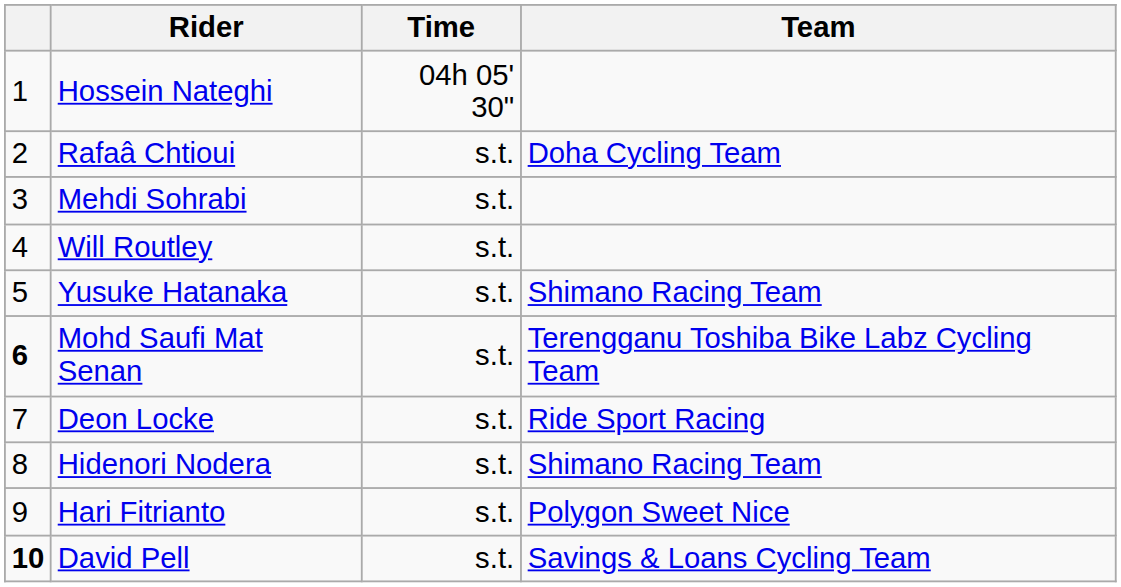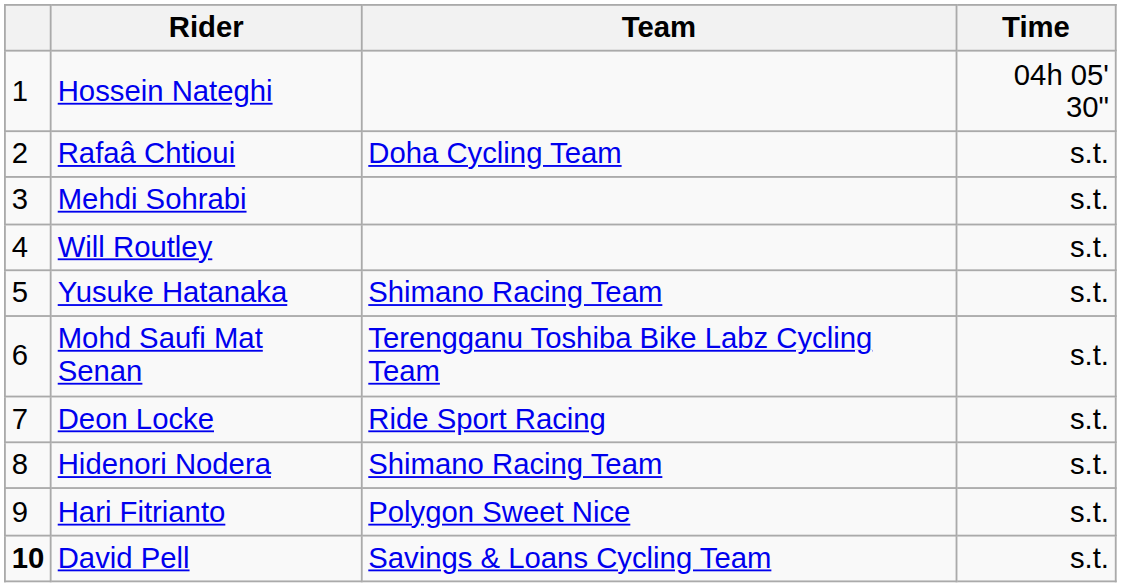columns swapped: (818, 27) <-> (441, 27)
(20, 355) bold -> (20, 355) normal
